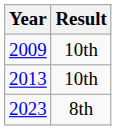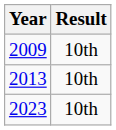(81, 109) 8th -> (81, 109) 10th
